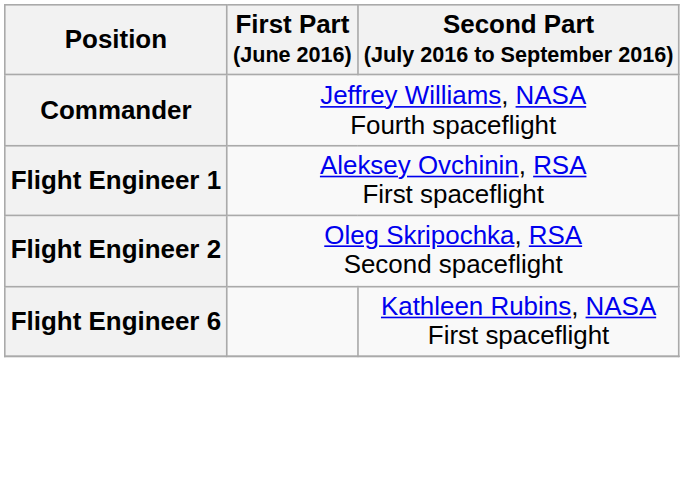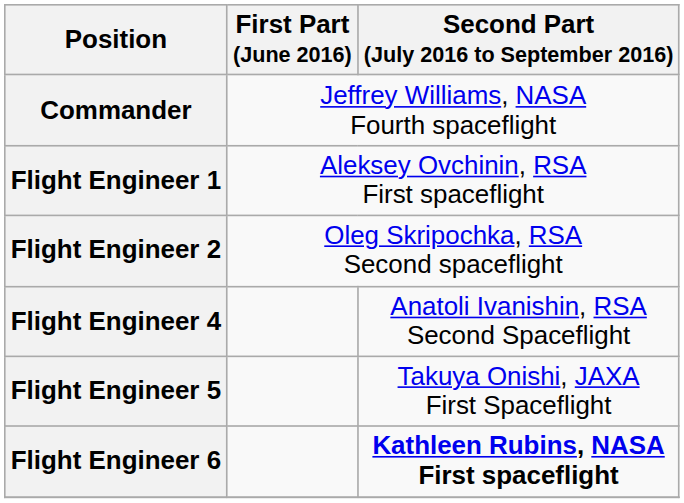+ row: (116, 320)
+ row: (116, 390)
(519, 320) normal -> (519, 461) bold
